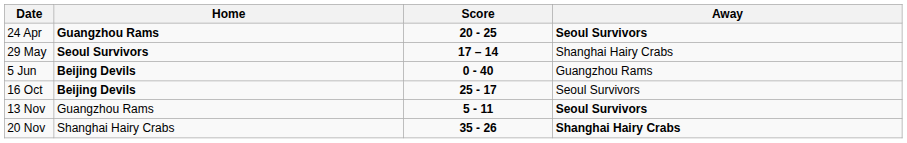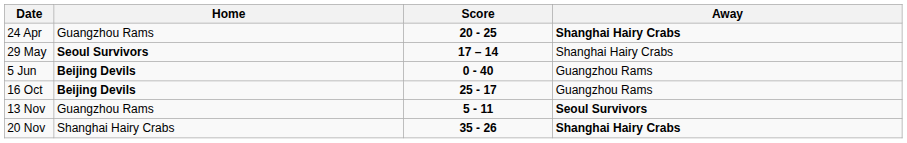(108, 33) bold -> (105, 33) normal
(601, 33) Seoul Survivors -> (618, 33) Shanghai Hairy Crabs
(598, 90) Seoul Survivors -> (604, 90) Guangzhou Rams
